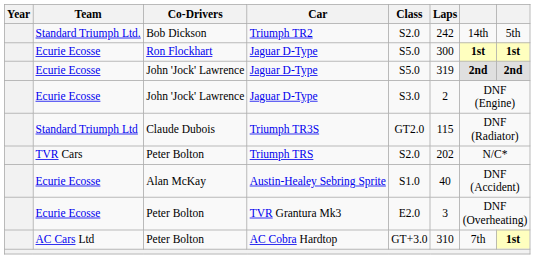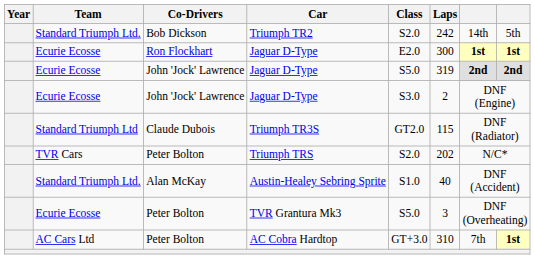(409, 52) S5.0 -> (409, 52) E2.0
(68, 181) Ecurie Ecosse -> (88, 181) Standard Triumph Ltd.
(409, 213) E2.0 -> (409, 213) S5.0
